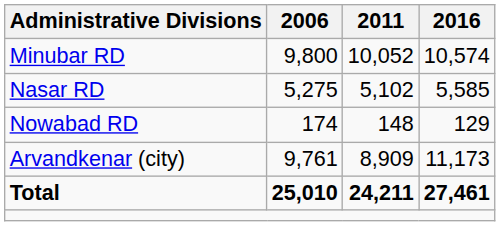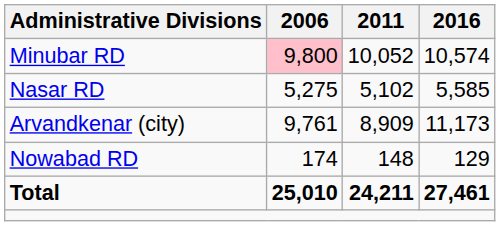(311, 55) no background -> (311, 55) pink background
rows swapped: (74, 124) <-> (97, 158)
